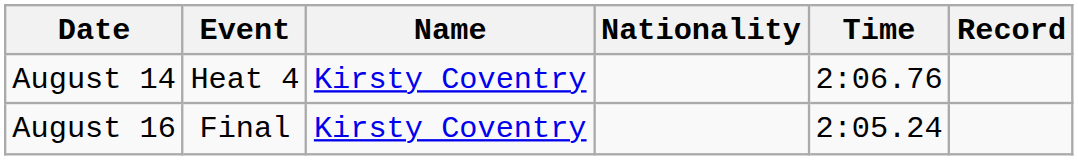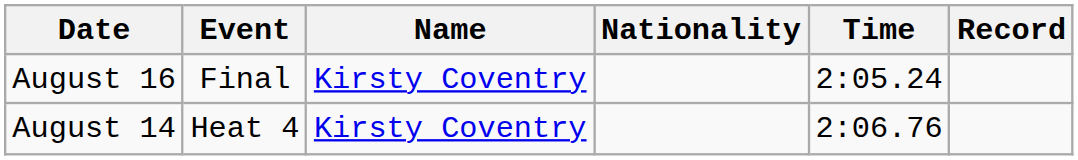rows swapped: (94, 79) <-> (94, 129)
